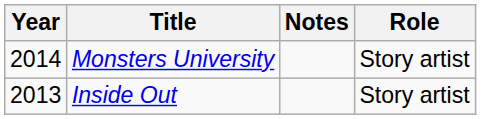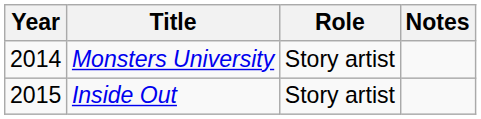columns swapped: (415, 22) <-> (317, 22)
(36, 95) 2013 -> (36, 95) 2015
